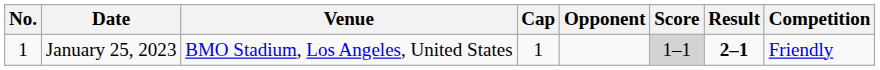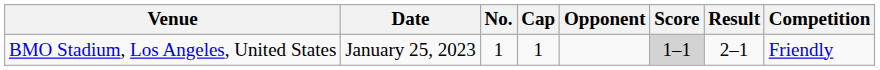columns swapped: (23, 19) <-> (349, 19)
(734, 49) bold -> (734, 49) normal
